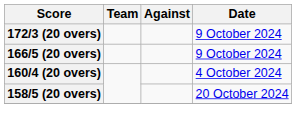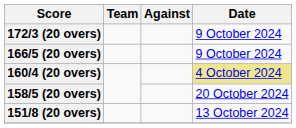(239, 73) no background -> (239, 73) khaki background
+ row: (54, 113)
